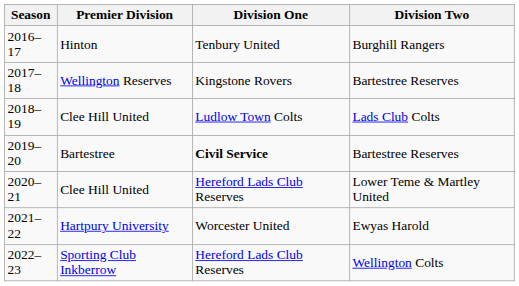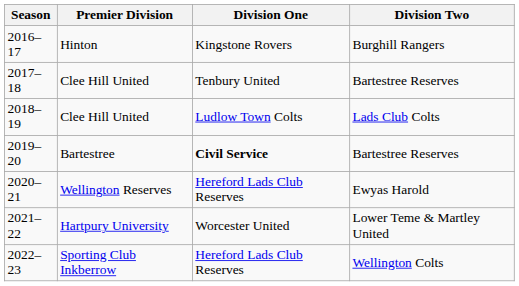(238, 44) Tenbury United -> (244, 44) Kingstone Rovers
(116, 80) Wellington Reserves -> (105, 80) Clee Hill United
(244, 80) Kingstone Rovers -> (238, 80) Tenbury United
(105, 189) Clee Hill United -> (116, 189) Wellington Reserves
(416, 189) Lower Teme & Martley United -> (391, 189) Ewyas Harold
(391, 226) Ewyas Harold -> (416, 226) Lower Teme & Martley United
